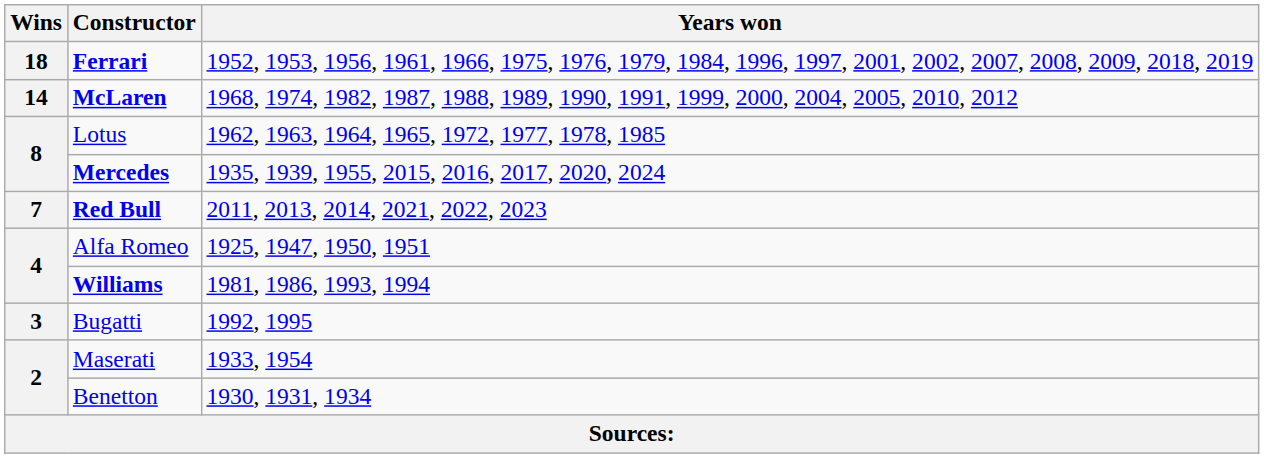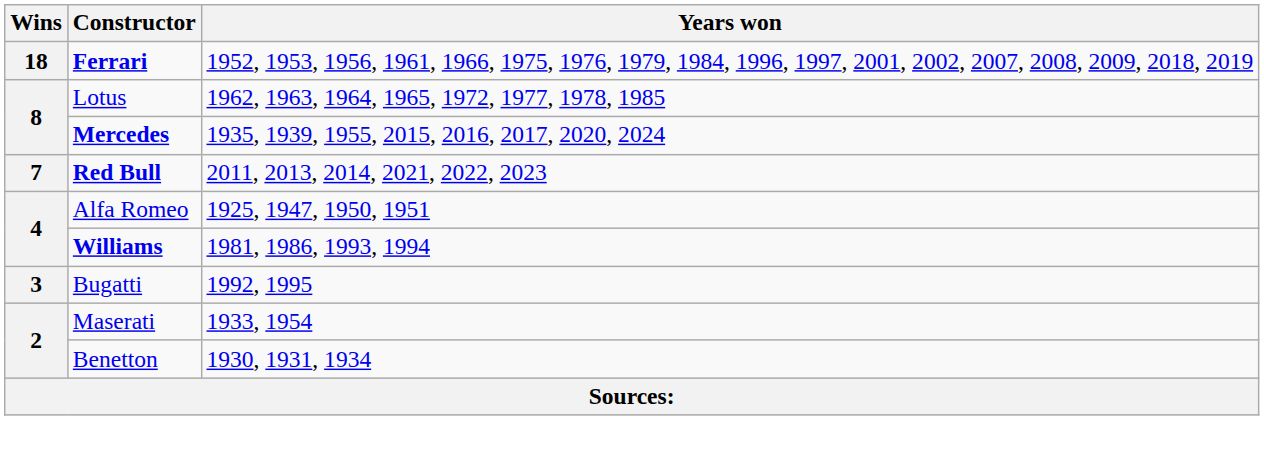- row: (120, 97)
